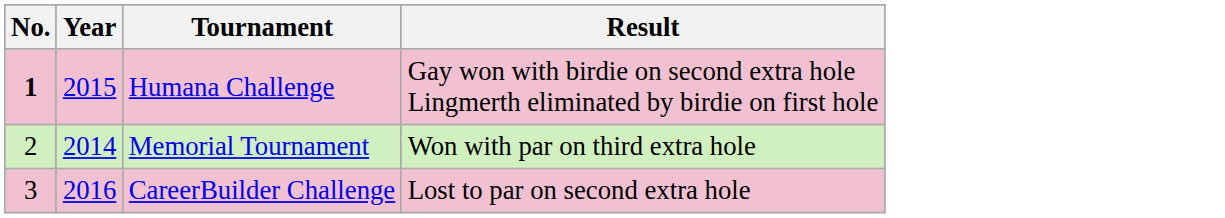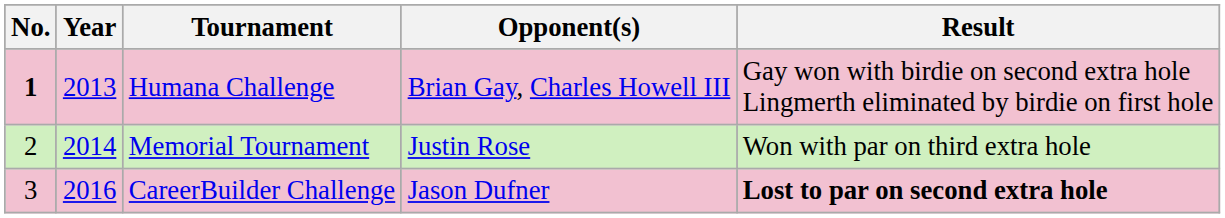+ column: (569, 26)
(90, 86) 2015 -> (90, 86) 2013
(579, 190) normal -> (925, 190) bold
